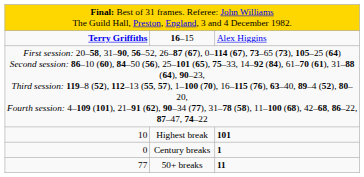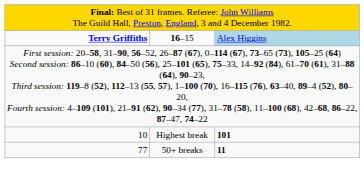(242, 38) no background -> (242, 38) lightblue background
- row: (182, 150)
